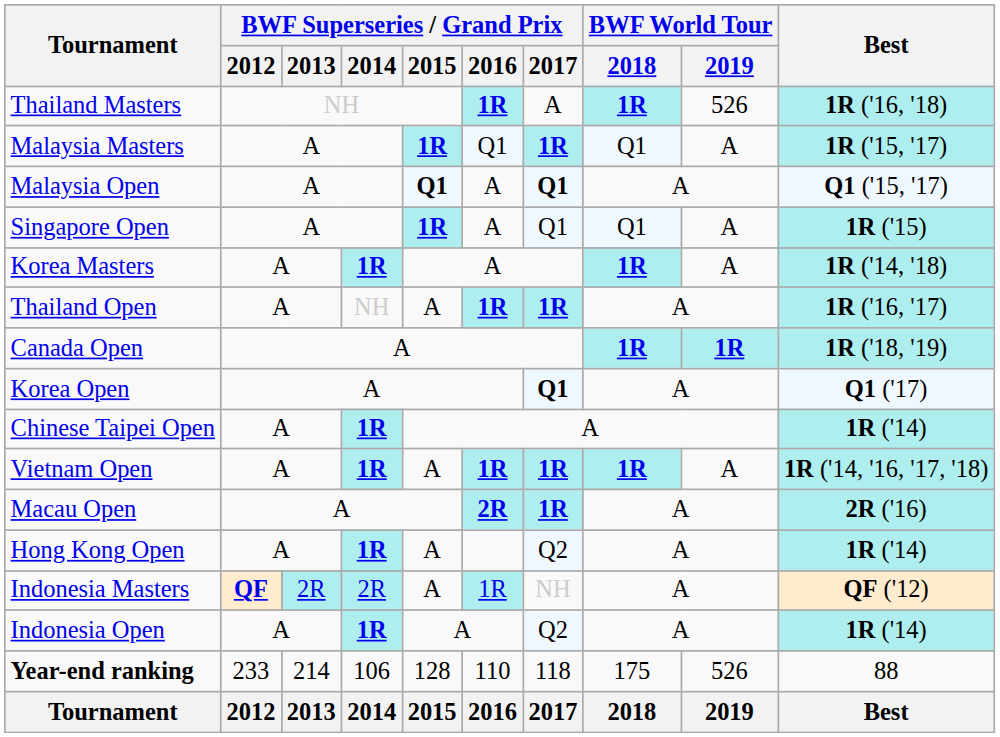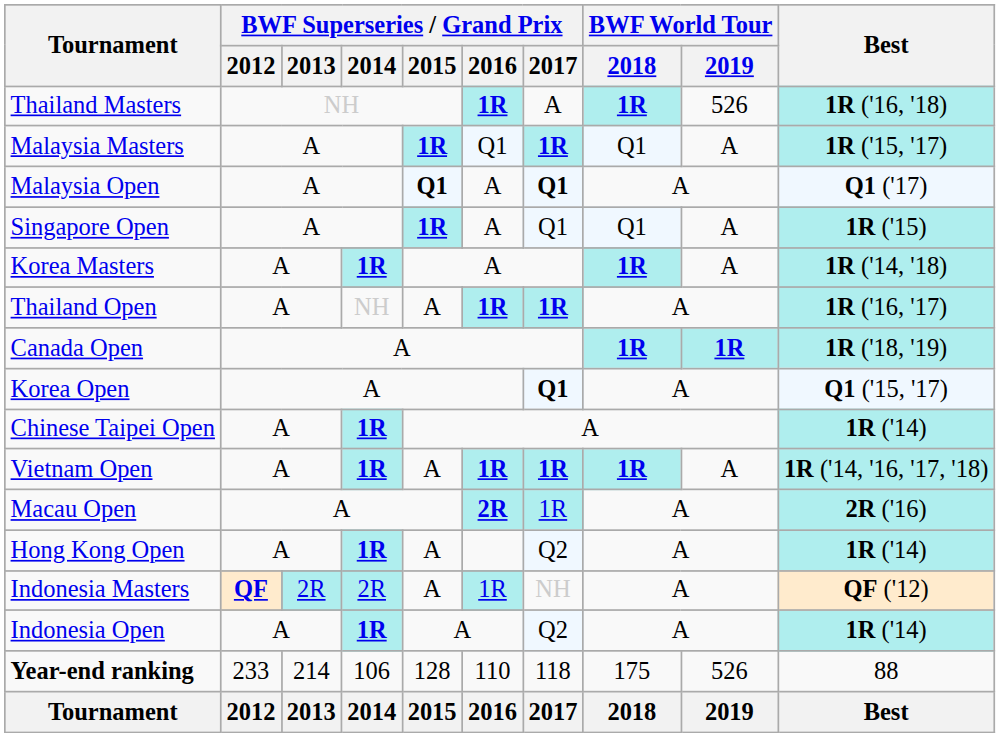(886, 186) Q1 ('15, '17) -> (886, 186) Q1 ('17)
(886, 388) Q1 ('17) -> (886, 388) Q1 ('15, '17)
(553, 509) bold -> (553, 509) normal
